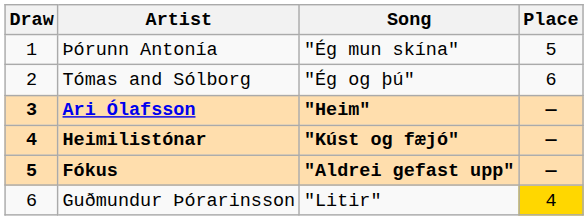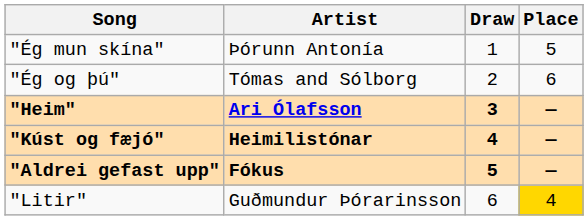columns swapped: (32, 20) <-> (409, 20)
